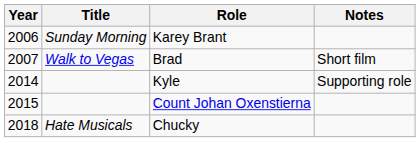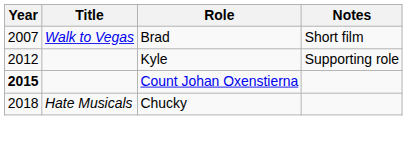- row: (190, 37)
(23, 81) 2014 -> (23, 59) 2012
(23, 103) normal -> (23, 81) bold
